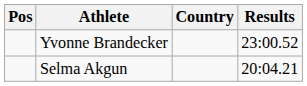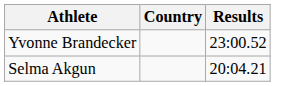- column: (20, 17)
